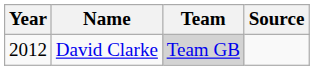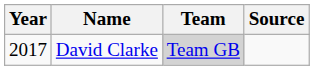(28, 49) 2012 -> (28, 49) 2017
